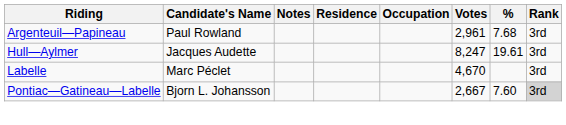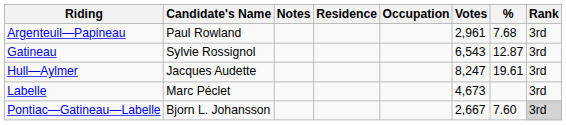+ row: (32, 52)
(470, 71) 4,670 -> (470, 91) 4,673
